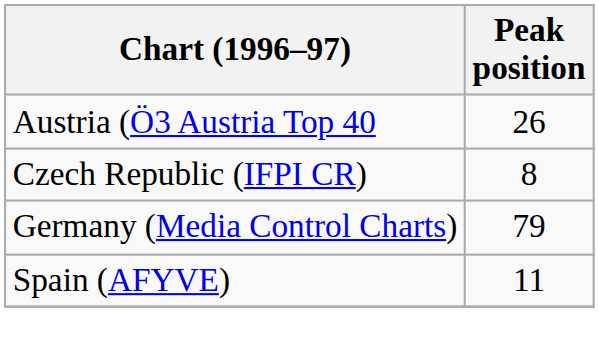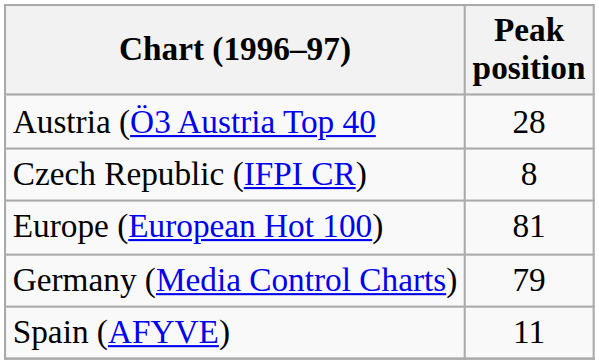(529, 121) 26 -> (529, 121) 28
+ row: (198, 226)
